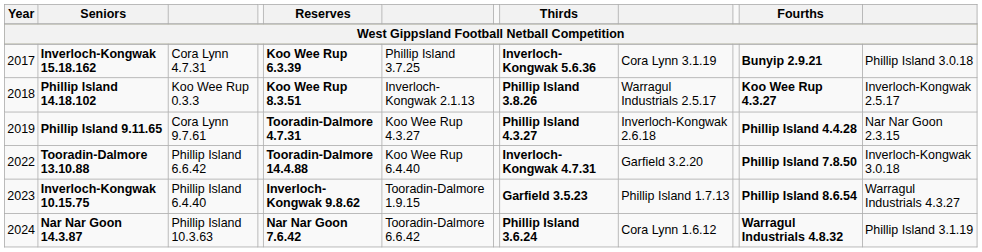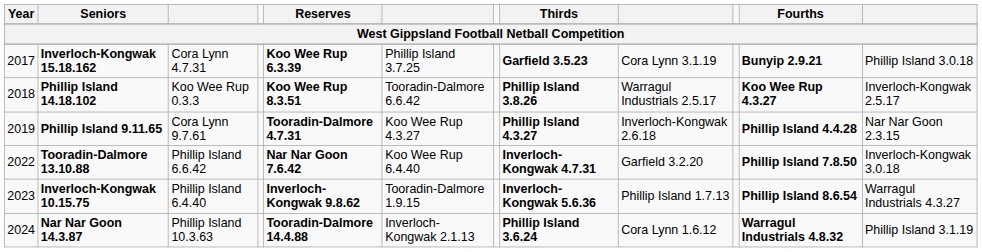(549, 61) Inverloch-Kongwak 5.6.36 -> (545, 61) Garfield 3.5.23
(430, 94) Inverloch-Kongwak 2.1.13 -> (435, 94) Tooradin-Dalmore 6.6.42
(320, 162) Tooradin-Dalmore 14.4.88 -> (307, 162) Nar Nar Goon 7.6.42
(545, 196) Garfield 3.5.23 -> (549, 196) Inverloch-Kongwak 5.6.36
(307, 230) Nar Nar Goon 7.6.42 -> (320, 230) Tooradin-Dalmore 14.4.88
(435, 230) Tooradin-Dalmore 6.6.42 -> (430, 230) Inverloch-Kongwak 2.1.13
